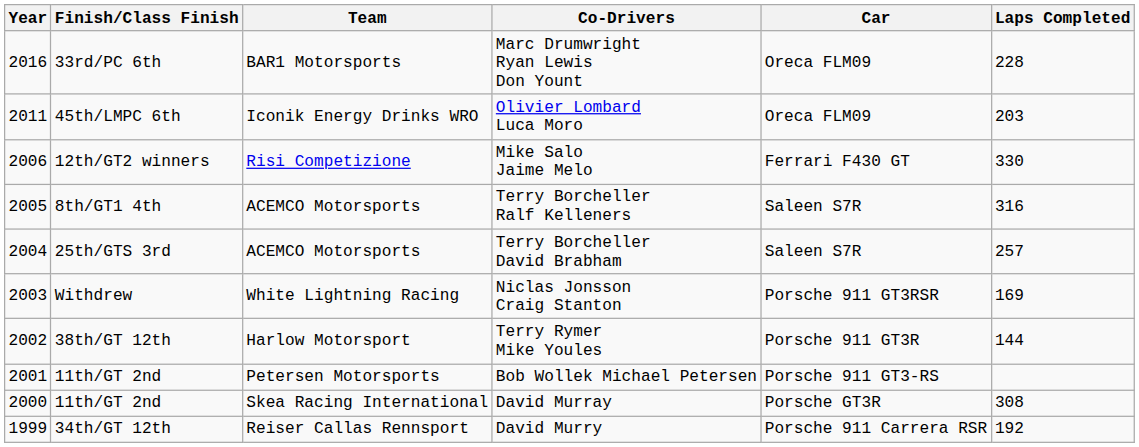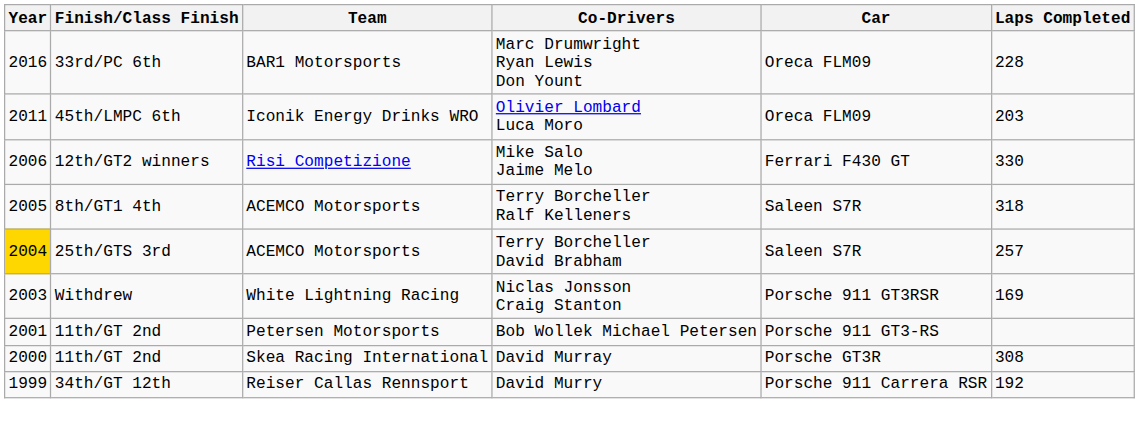(1009, 207) 316 -> (1009, 207) 318
(28, 251) no background -> (28, 251) gold background
- row: (549, 341)
